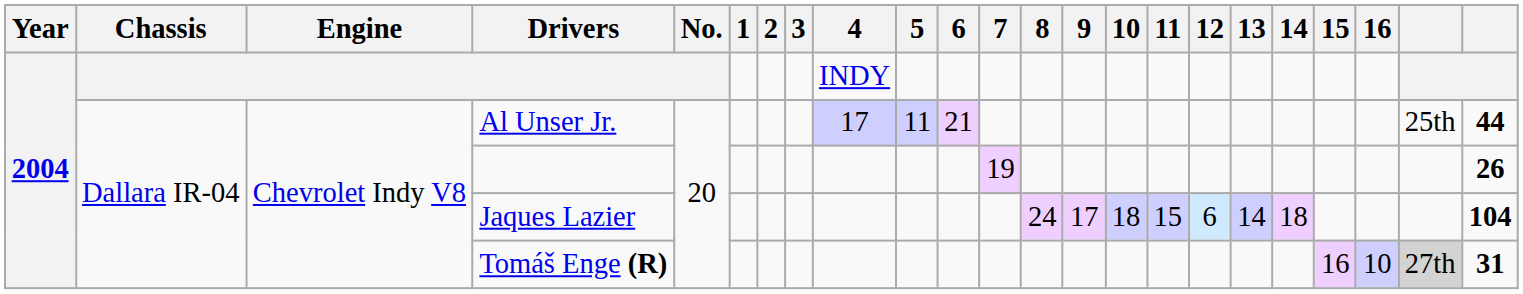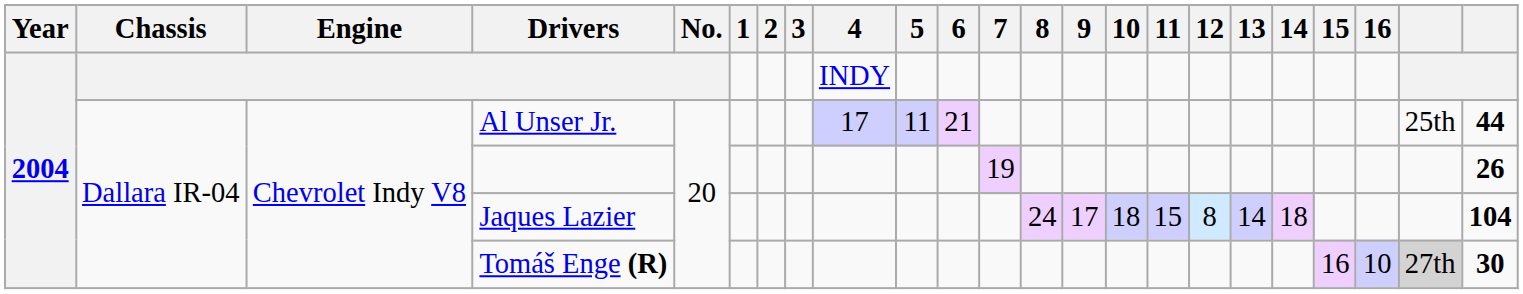(1210, 216) 6 -> (1210, 216) 8
(1490, 263) 31 -> (1490, 263) 30
